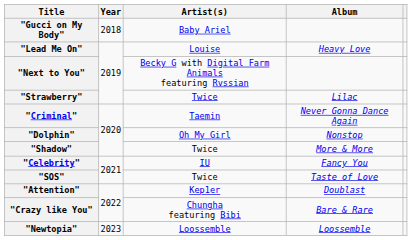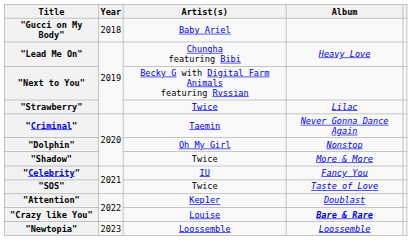(205, 49) Louise -> (205, 54) Chungha featuring Bibi
(205, 210) Chungha featuring Bibi -> (205, 215) Louise
(345, 210) normal -> (345, 215) bold
